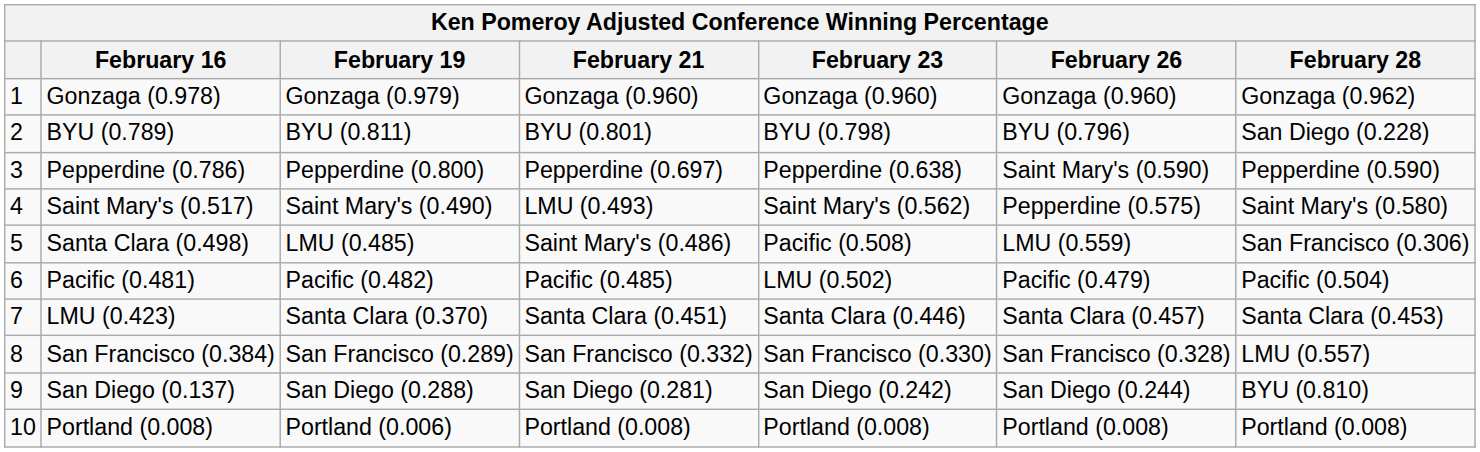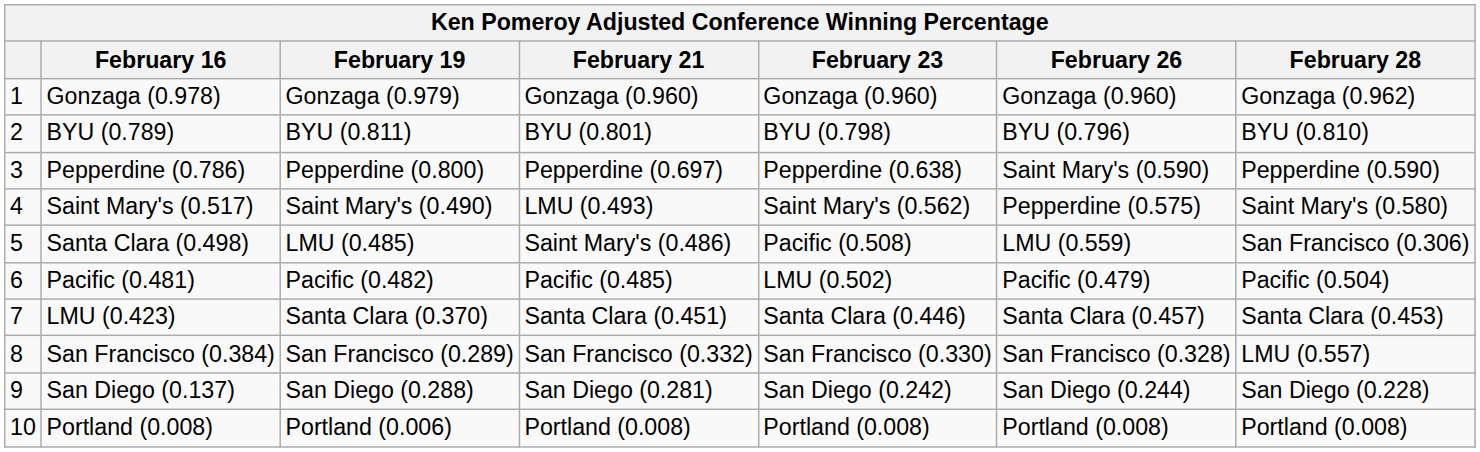(1335, 133) San Diego (0.228) -> (1305, 133) BYU (0.810)
(1305, 390) BYU (0.810) -> (1335, 390) San Diego (0.228)
